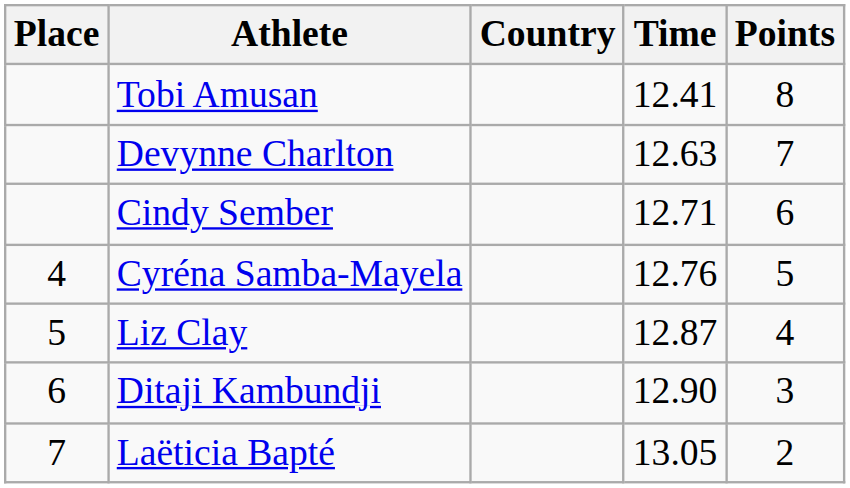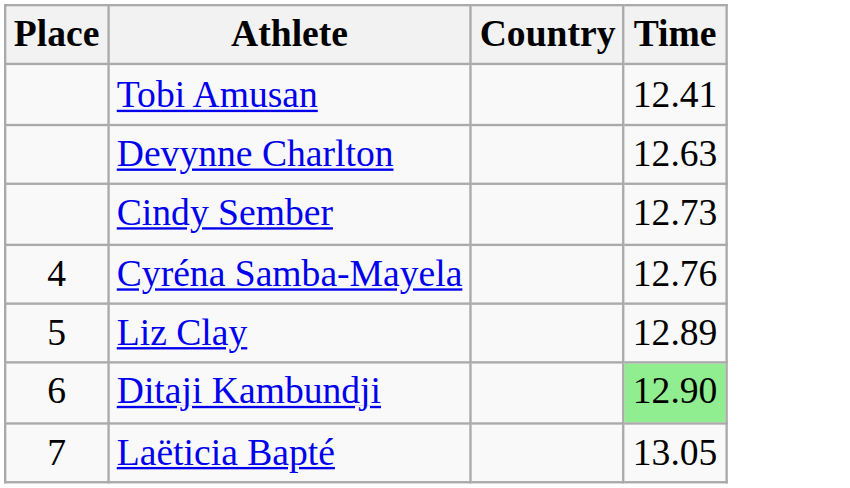- column: (785, 34)
(675, 213) 12.71 -> (675, 213) 12.73
(675, 332) 12.87 -> (675, 332) 12.89
(675, 392) no background -> (675, 392) lightgreen background
